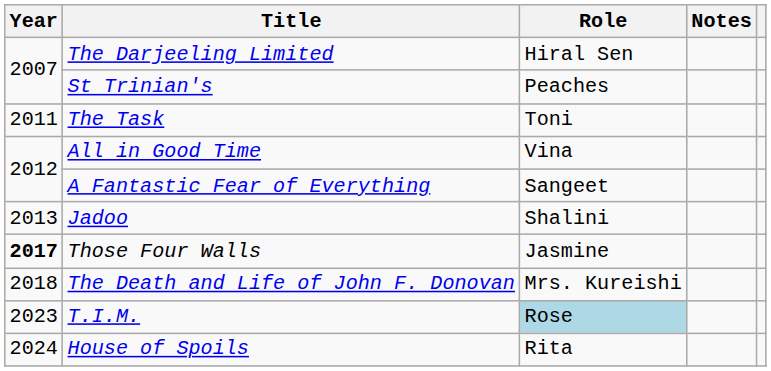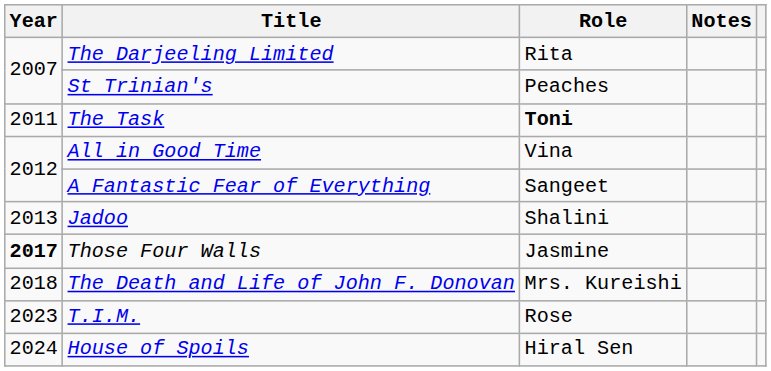(579, 54) Hiral Sen -> (549, 54) Rita
(549, 120) normal -> (549, 120) bold
(549, 317) lightblue background -> (549, 317) no background
(549, 350) Rita -> (579, 350) Hiral Sen
